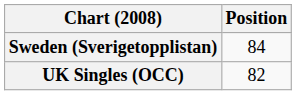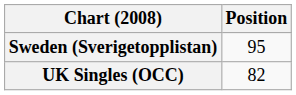(256, 47) 84 -> (256, 47) 95
